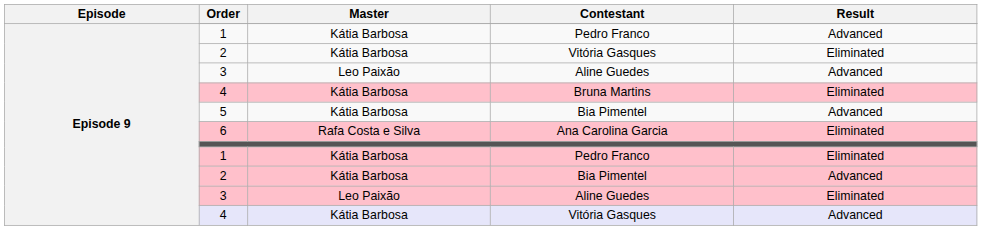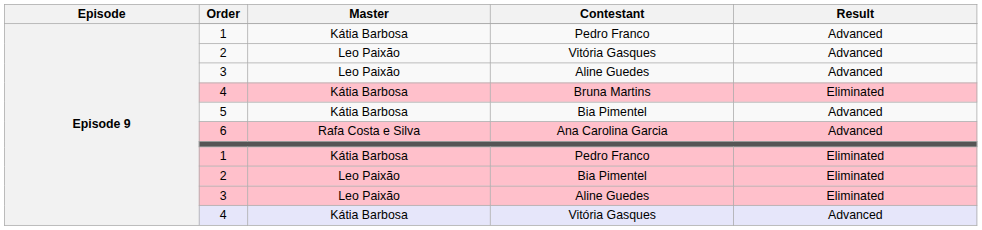(369, 53) Kátia Barbosa -> (369, 53) Leo Paixão
(855, 53) Eliminated -> (855, 53) Advanced
(855, 131) Eliminated -> (855, 131) Advanced
(369, 176) Kátia Barbosa -> (369, 176) Leo Paixão
(855, 176) Advanced -> (855, 176) Eliminated
